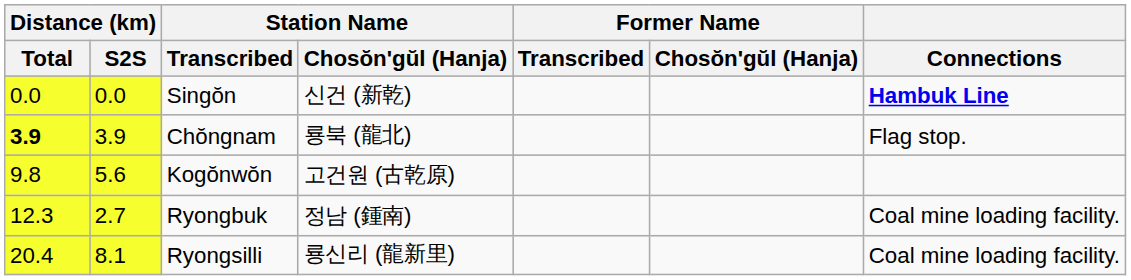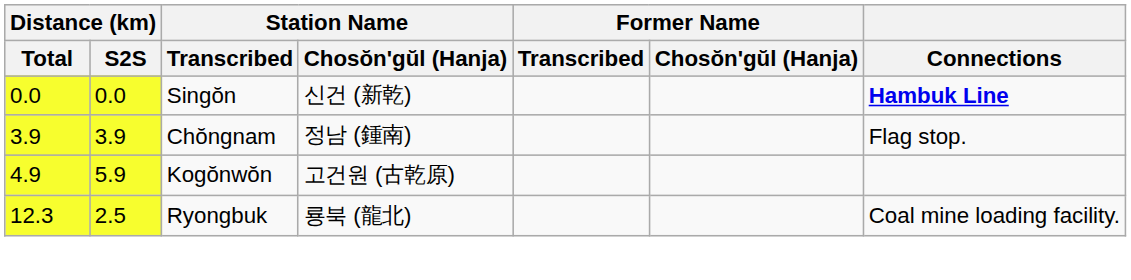(26, 136) bold -> (26, 136) normal
(358, 135) 룡북 (龍北) -> (358, 135) 정남 (鍾南)
(26, 175) 9.8 -> (26, 175) 4.9
(110, 175) 5.6 -> (110, 175) 5.9
(110, 215) 2.7 -> (110, 215) 2.5
(358, 215) 정남 (鍾南) -> (358, 215) 룡북 (龍北)
- row: (214, 255)
